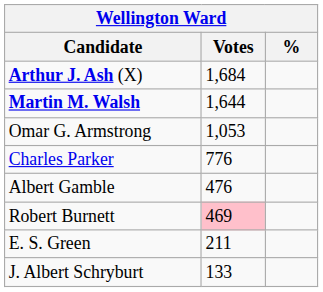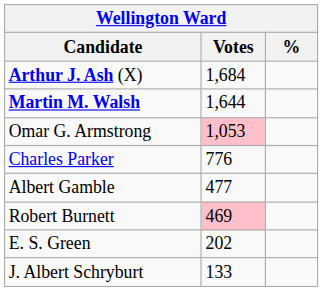(226, 131) no background -> (226, 131) pink background
(219, 187) 476 -> (219, 187) 477
(219, 243) 211 -> (219, 243) 202
